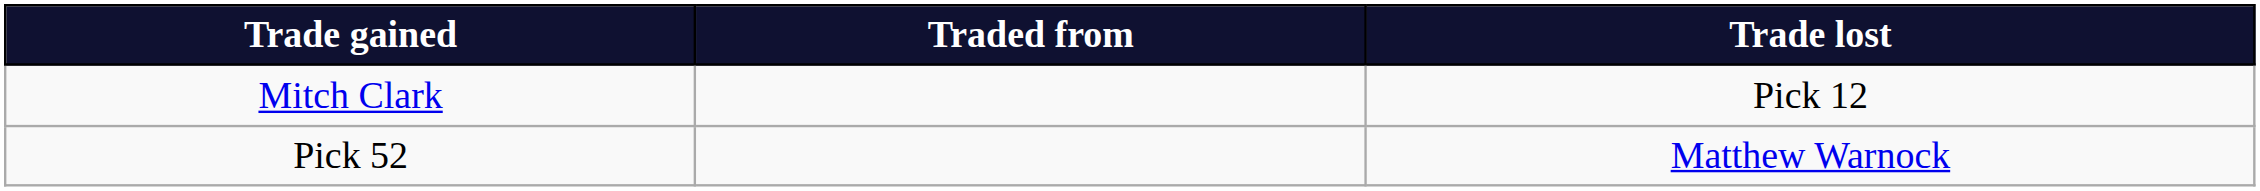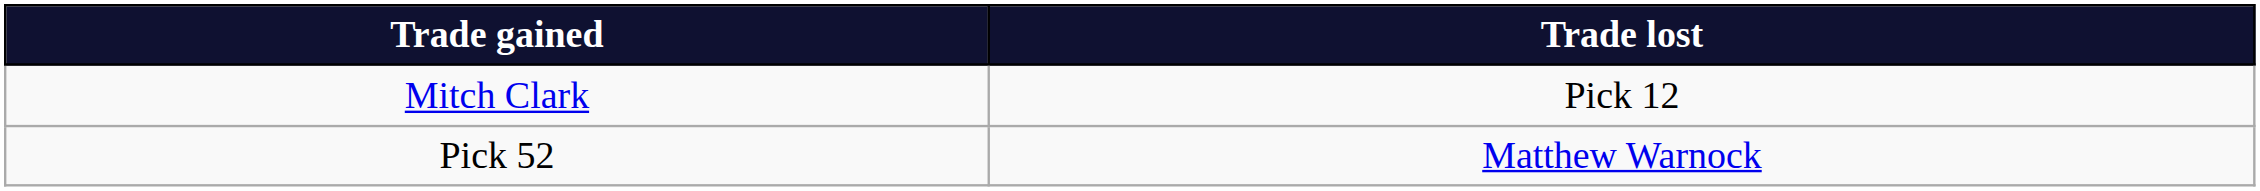- column: (1031, 34)
